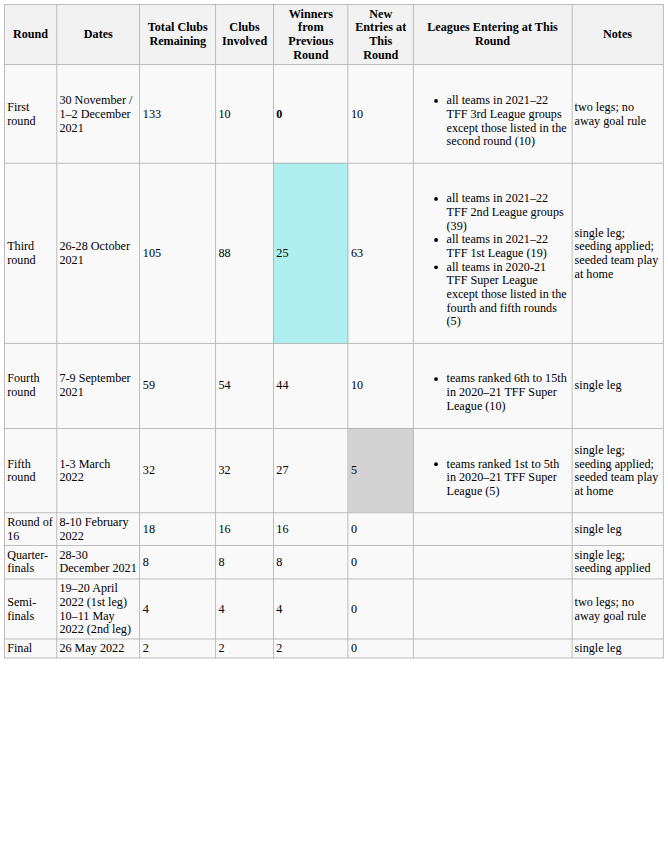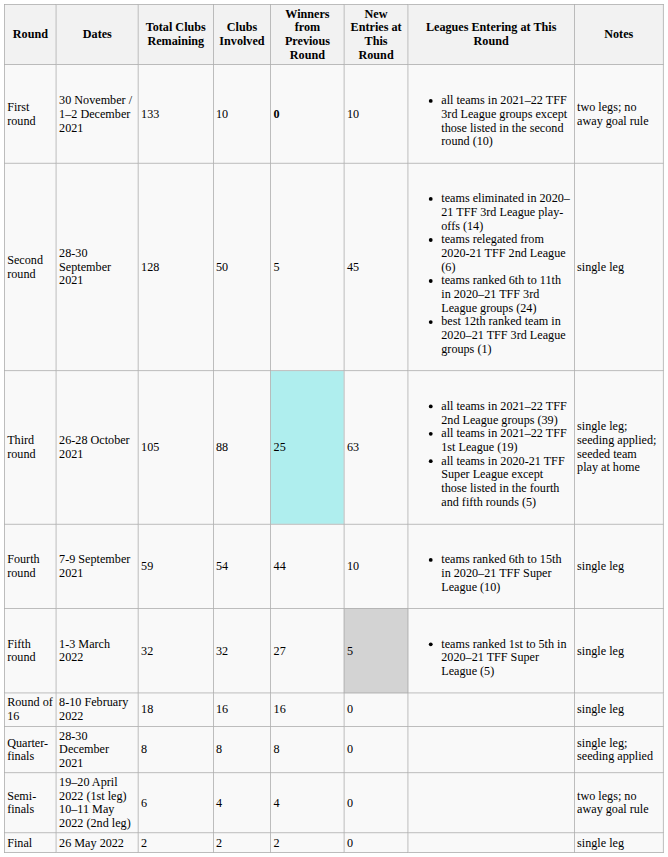+ row: (25, 267)
(616, 470) single leg; seeding applied; seeded team play at home -> (601, 650) single leg
(146, 608) 4 -> (144, 803) 6
